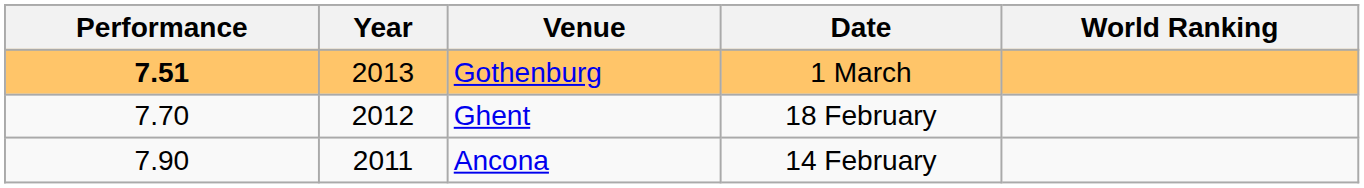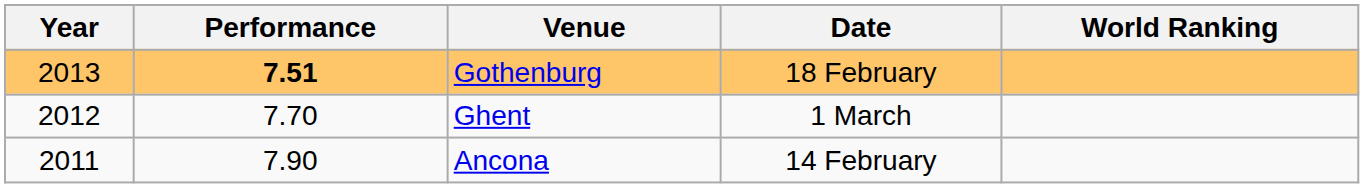columns swapped: (383, 28) <-> (162, 28)
(861, 72) 1 March -> (861, 72) 18 February
(861, 116) 18 February -> (861, 116) 1 March
